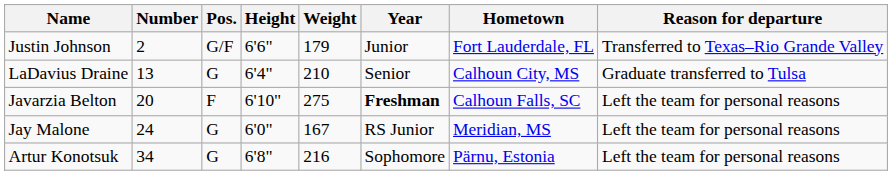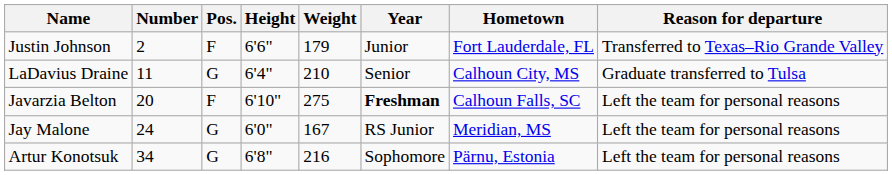(220, 45) G/F -> (211, 45) F
(145, 73) 13 -> (145, 73) 11
